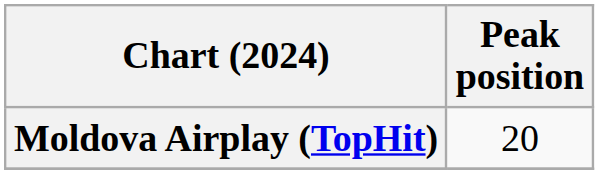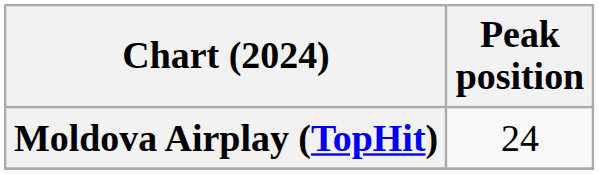(520, 137) 20 -> (520, 137) 24
